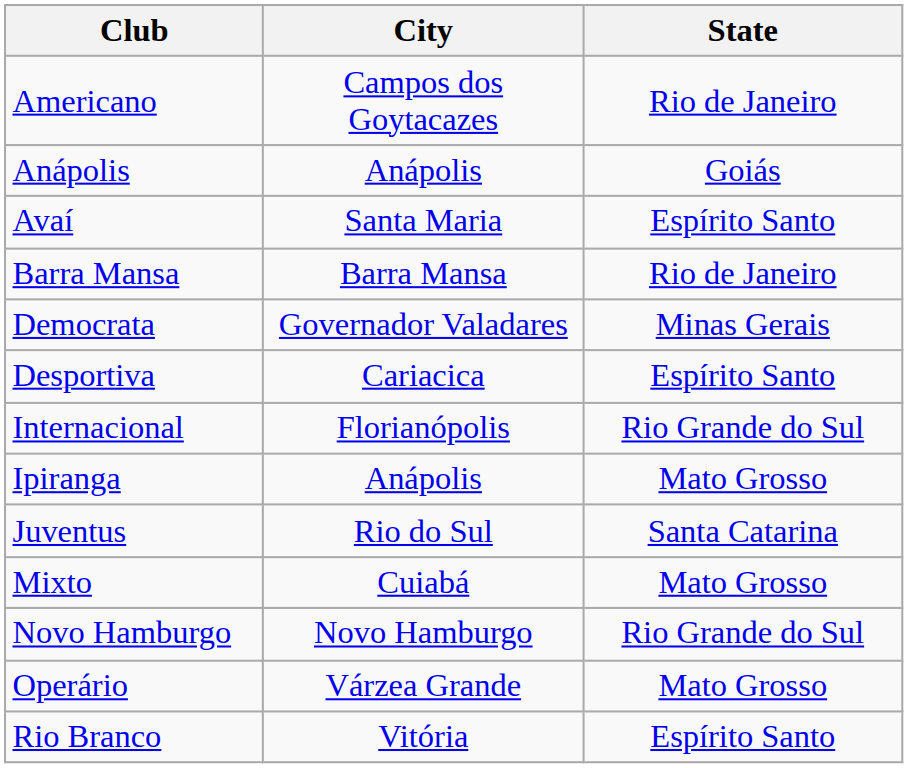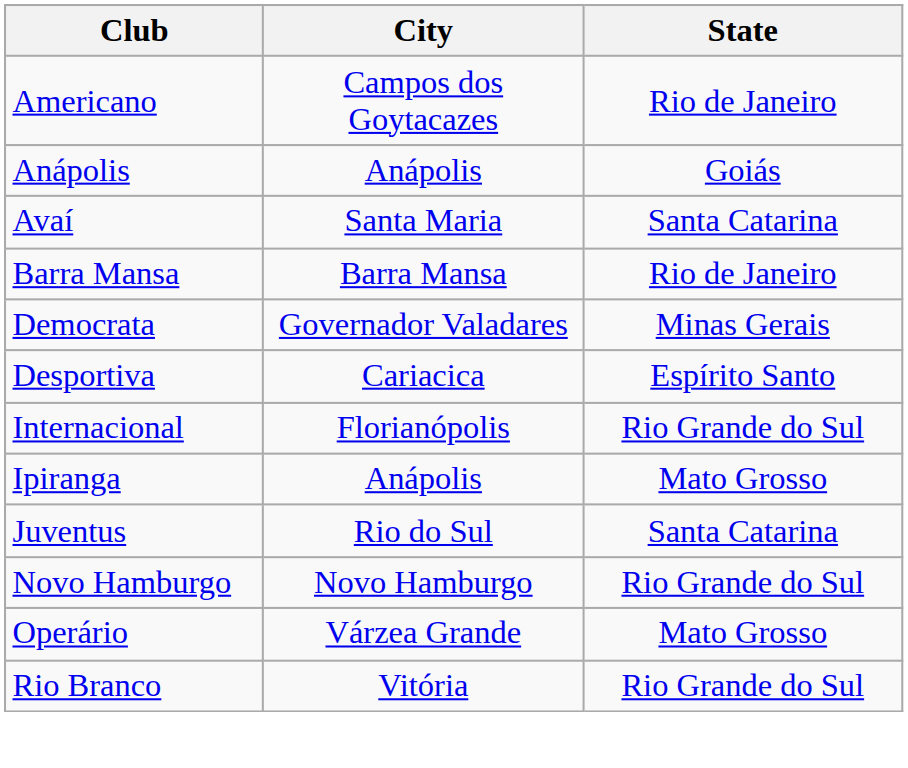(743, 221) Espírito Santo -> (743, 221) Santa Catarina
- row: (52, 581)
(743, 736) Espírito Santo -> (743, 684) Rio Grande do Sul
